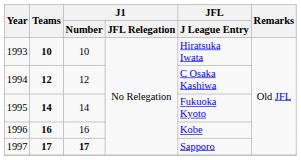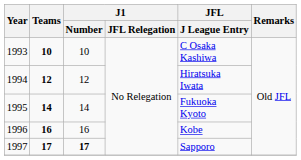(200, 51) Hiratsuka Iwata -> (198, 51) C Osaka Kashiwa
(198, 79) C Osaka Kashiwa -> (200, 79) Hiratsuka Iwata
